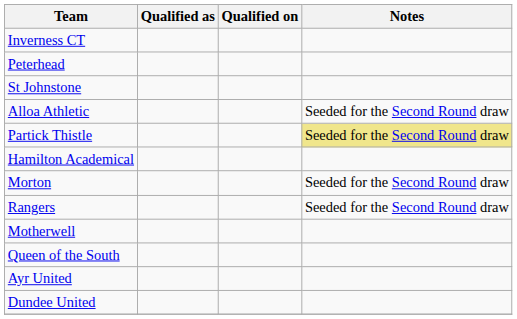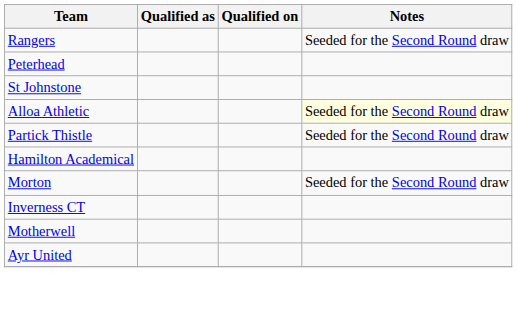rows swapped: (31, 207) <-> (46, 40)
(407, 111) no background -> (407, 111) lightyellow background
(407, 135) khaki background -> (407, 135) no background
- row: (64, 254)
- row: (52, 302)
